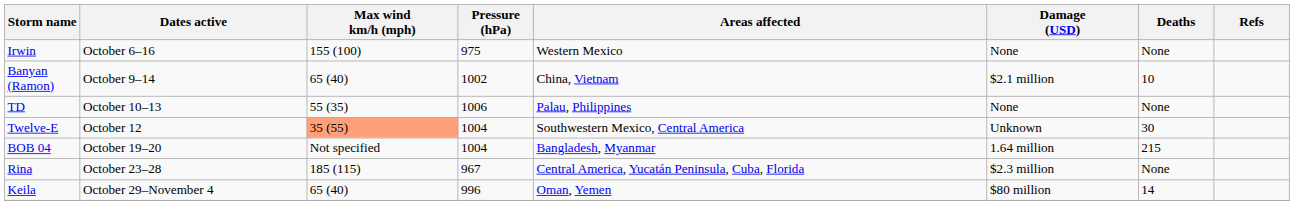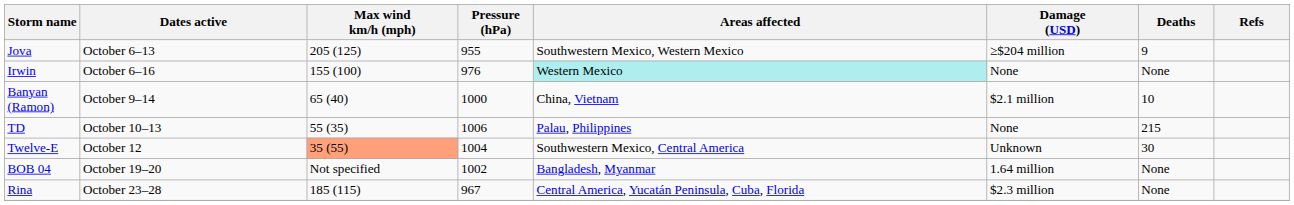+ row: (19, 50)
(471, 50) 975 -> (471, 71) 976
(580, 50) no background -> (580, 71) paleturquoise background
(474, 78) 1002 -> (474, 99) 1000
(1155, 106) None -> (1151, 127) 215
(474, 148) 1004 -> (474, 169) 1002
(1151, 148) 215 -> (1155, 169) None
- row: (22, 190)
